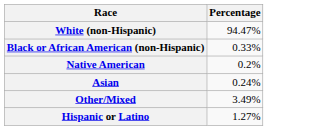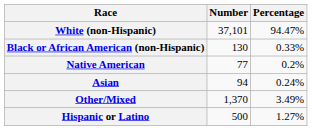+ column: (229, 13)
